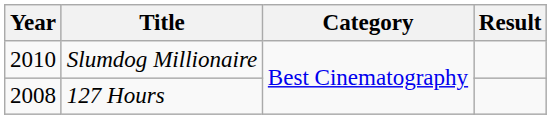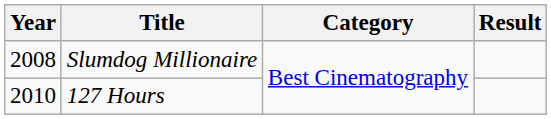(33, 59) 2010 -> (33, 59) 2008
(33, 95) 2008 -> (33, 95) 2010
